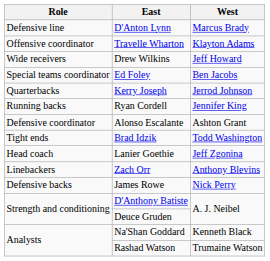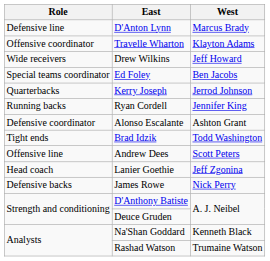+ row: (141, 153)
- row: (132, 169)
